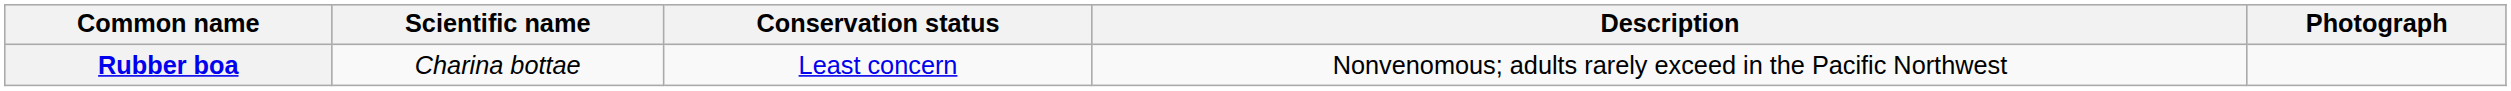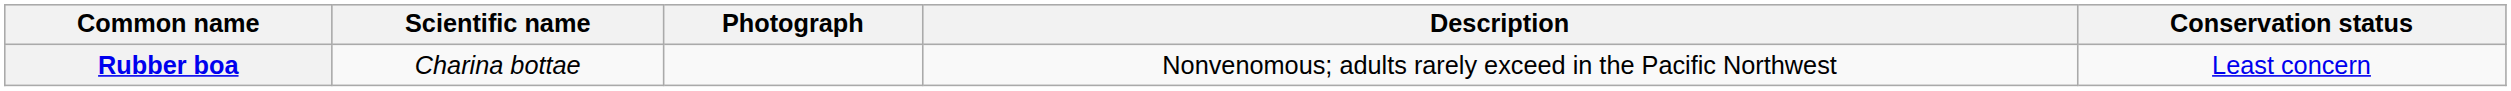columns swapped: (878, 24) <-> (2377, 24)
